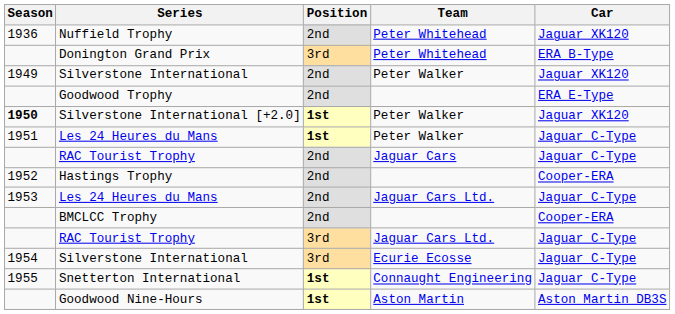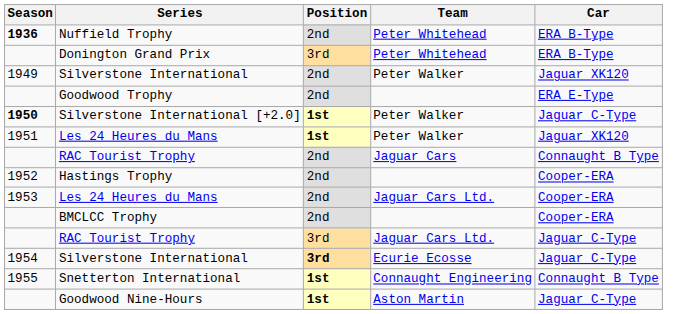(23, 35) normal -> (23, 35) bold
(583, 35) Jaguar XK120 -> (576, 35) ERA B-Type
(583, 117) Jaguar XK120 -> (587, 117) Jaguar C-Type
(587, 137) Jaguar C-Type -> (583, 137) Jaguar XK120
(587, 157) Jaguar C-Type -> (598, 157) Connaught B Type
(587, 198) Jaguar C-Type -> (576, 198) Cooper-ERA
(318, 259) normal -> (318, 259) bold
(587, 279) Jaguar C-Type -> (598, 279) Connaught B Type
(602, 300) Aston Martin DB3S -> (587, 300) Jaguar C-Type
